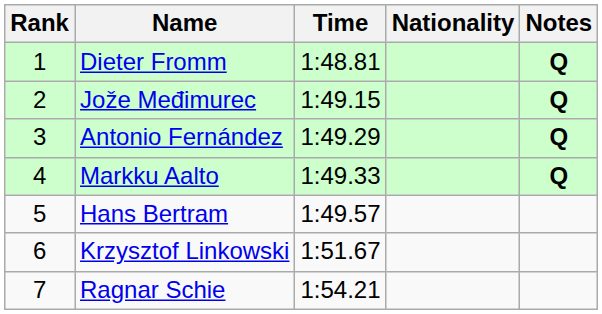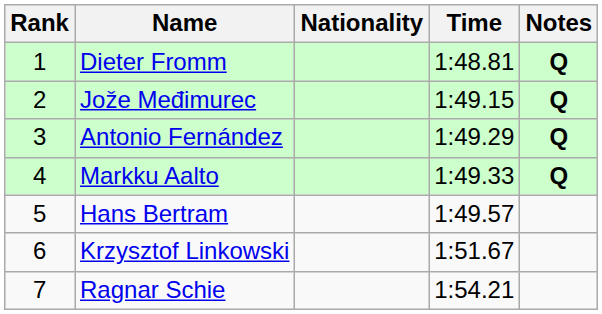columns swapped: (453, 23) <-> (341, 23)
